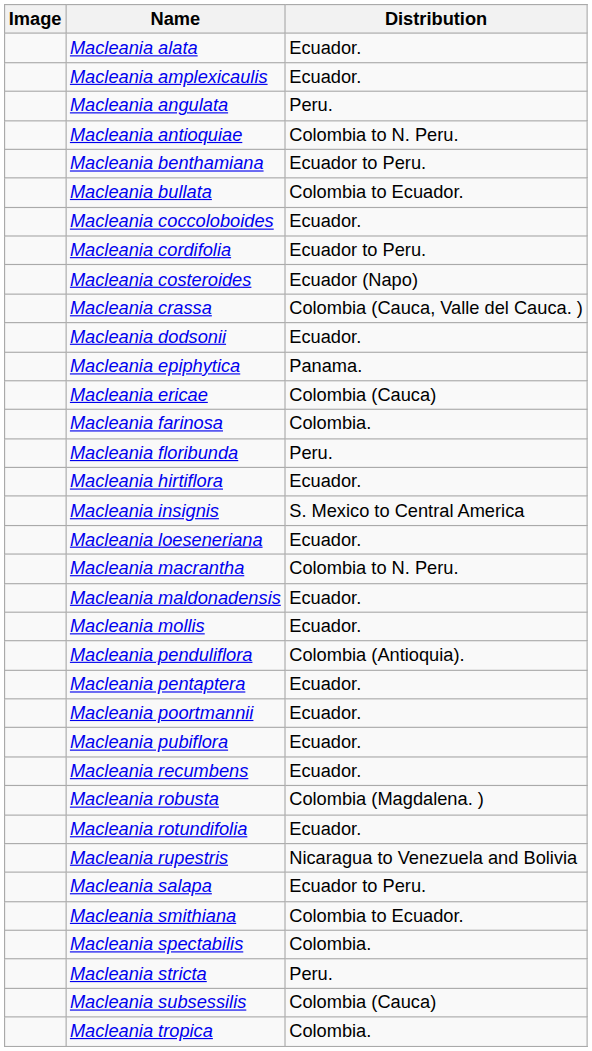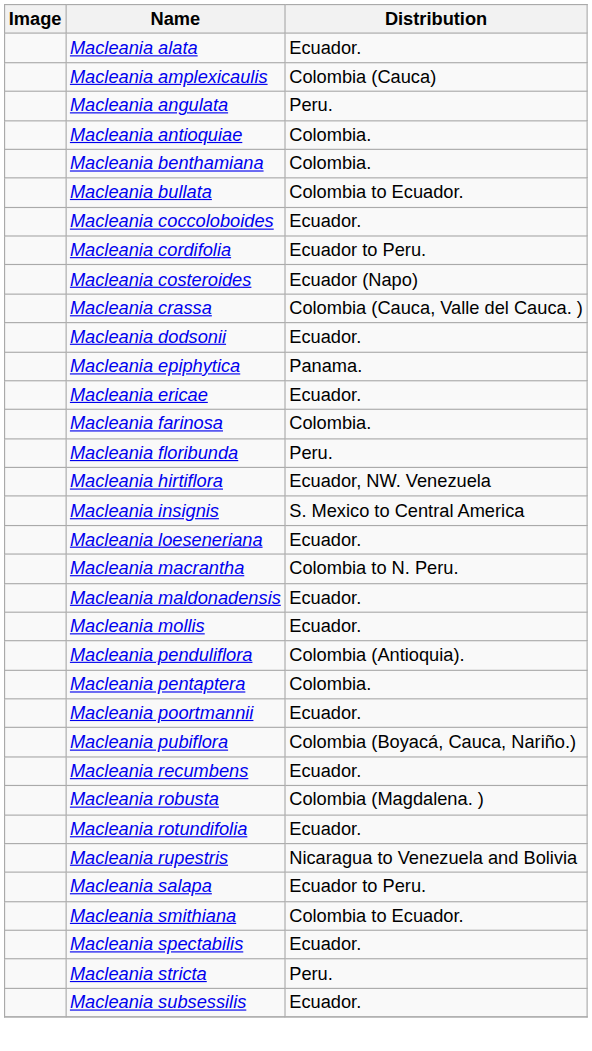(325, 76) Ecuador. -> (363, 76) Colombia (Cauca)
(374, 134) Colombia to N. Peru. -> (330, 134) Colombia.
(358, 163) Ecuador to Peru. -> (330, 163) Colombia.
(363, 395) Colombia (Cauca) -> (325, 395) Ecuador.
(325, 481) Ecuador. -> (390, 481) Ecuador, NW. Venezuela
(325, 684) Ecuador. -> (330, 684) Colombia.
(325, 742) Ecuador. -> (433, 742) Colombia (Boyacá, Cauca, Nariño.)
(330, 944) Colombia. -> (325, 944) Ecuador.
(363, 1002) Colombia (Cauca) -> (325, 1002) Ecuador.
- row: (141, 1031)
